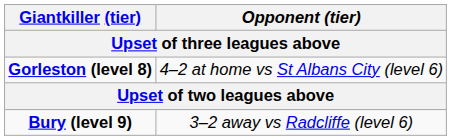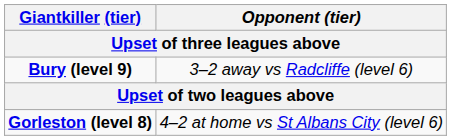rows swapped: (80, 122) <-> (80, 69)
